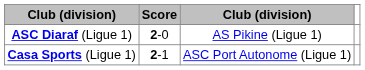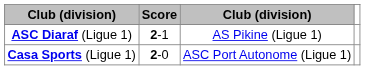(159, 35) 2-0 -> (159, 35) 2-1
(159, 55) 2-1 -> (159, 55) 2-0
